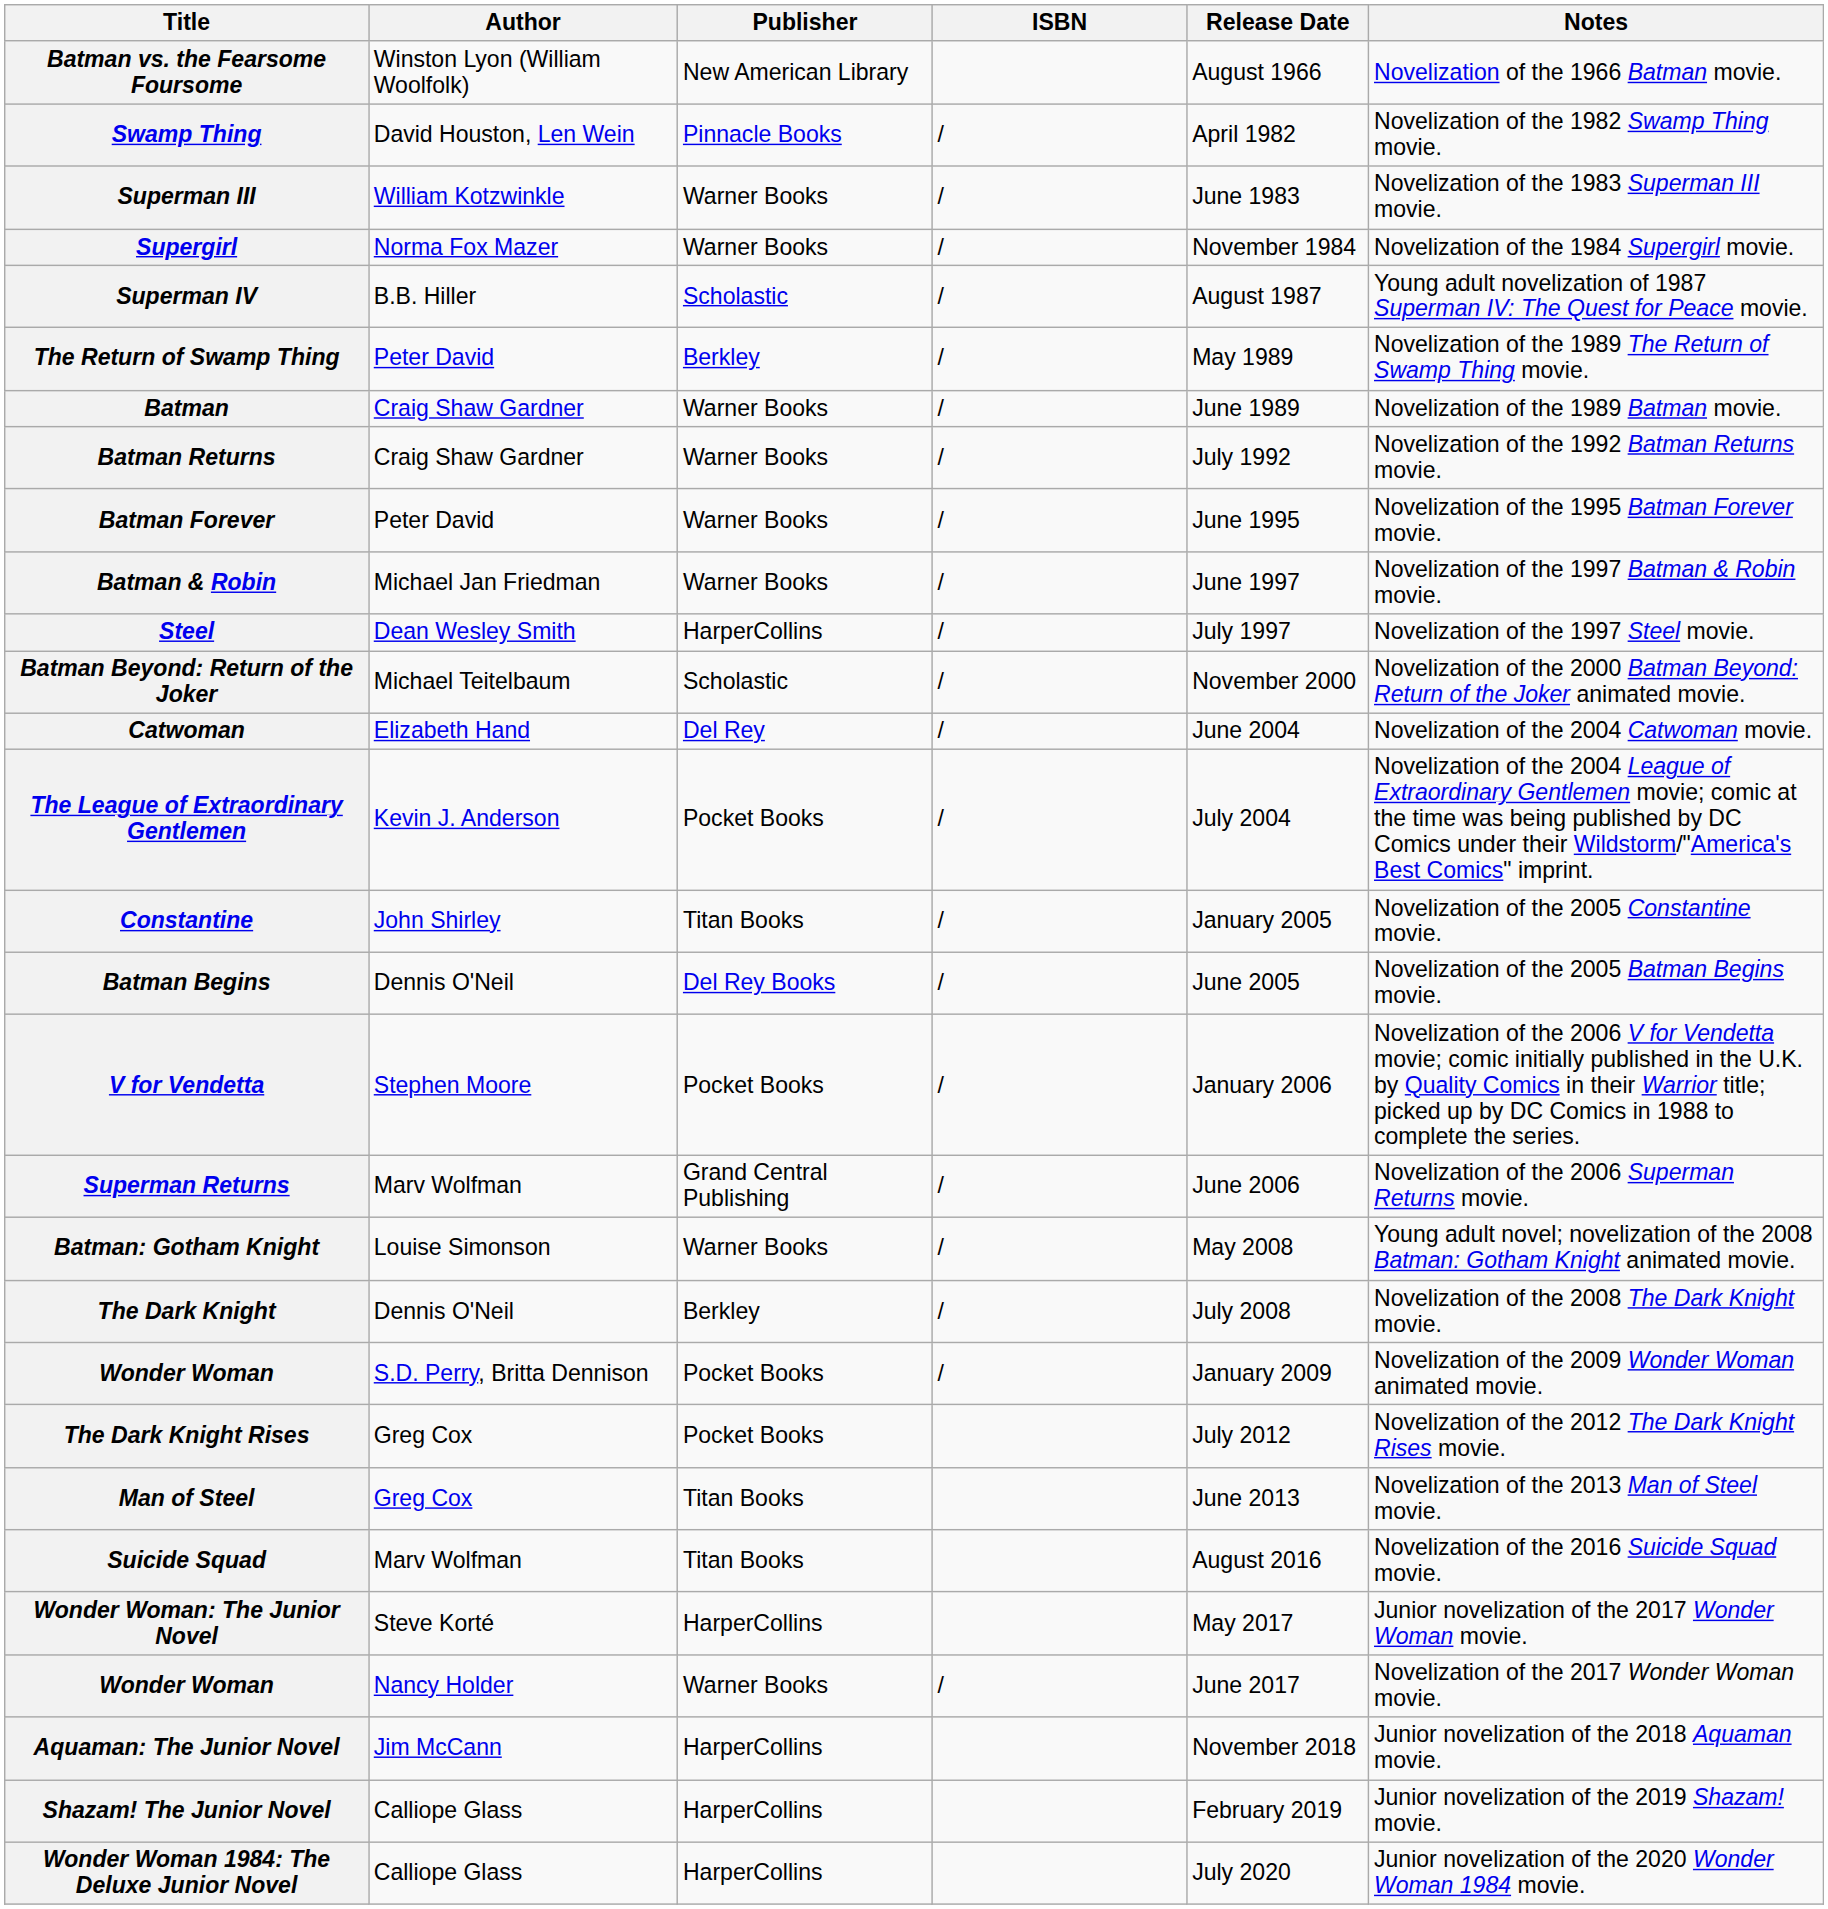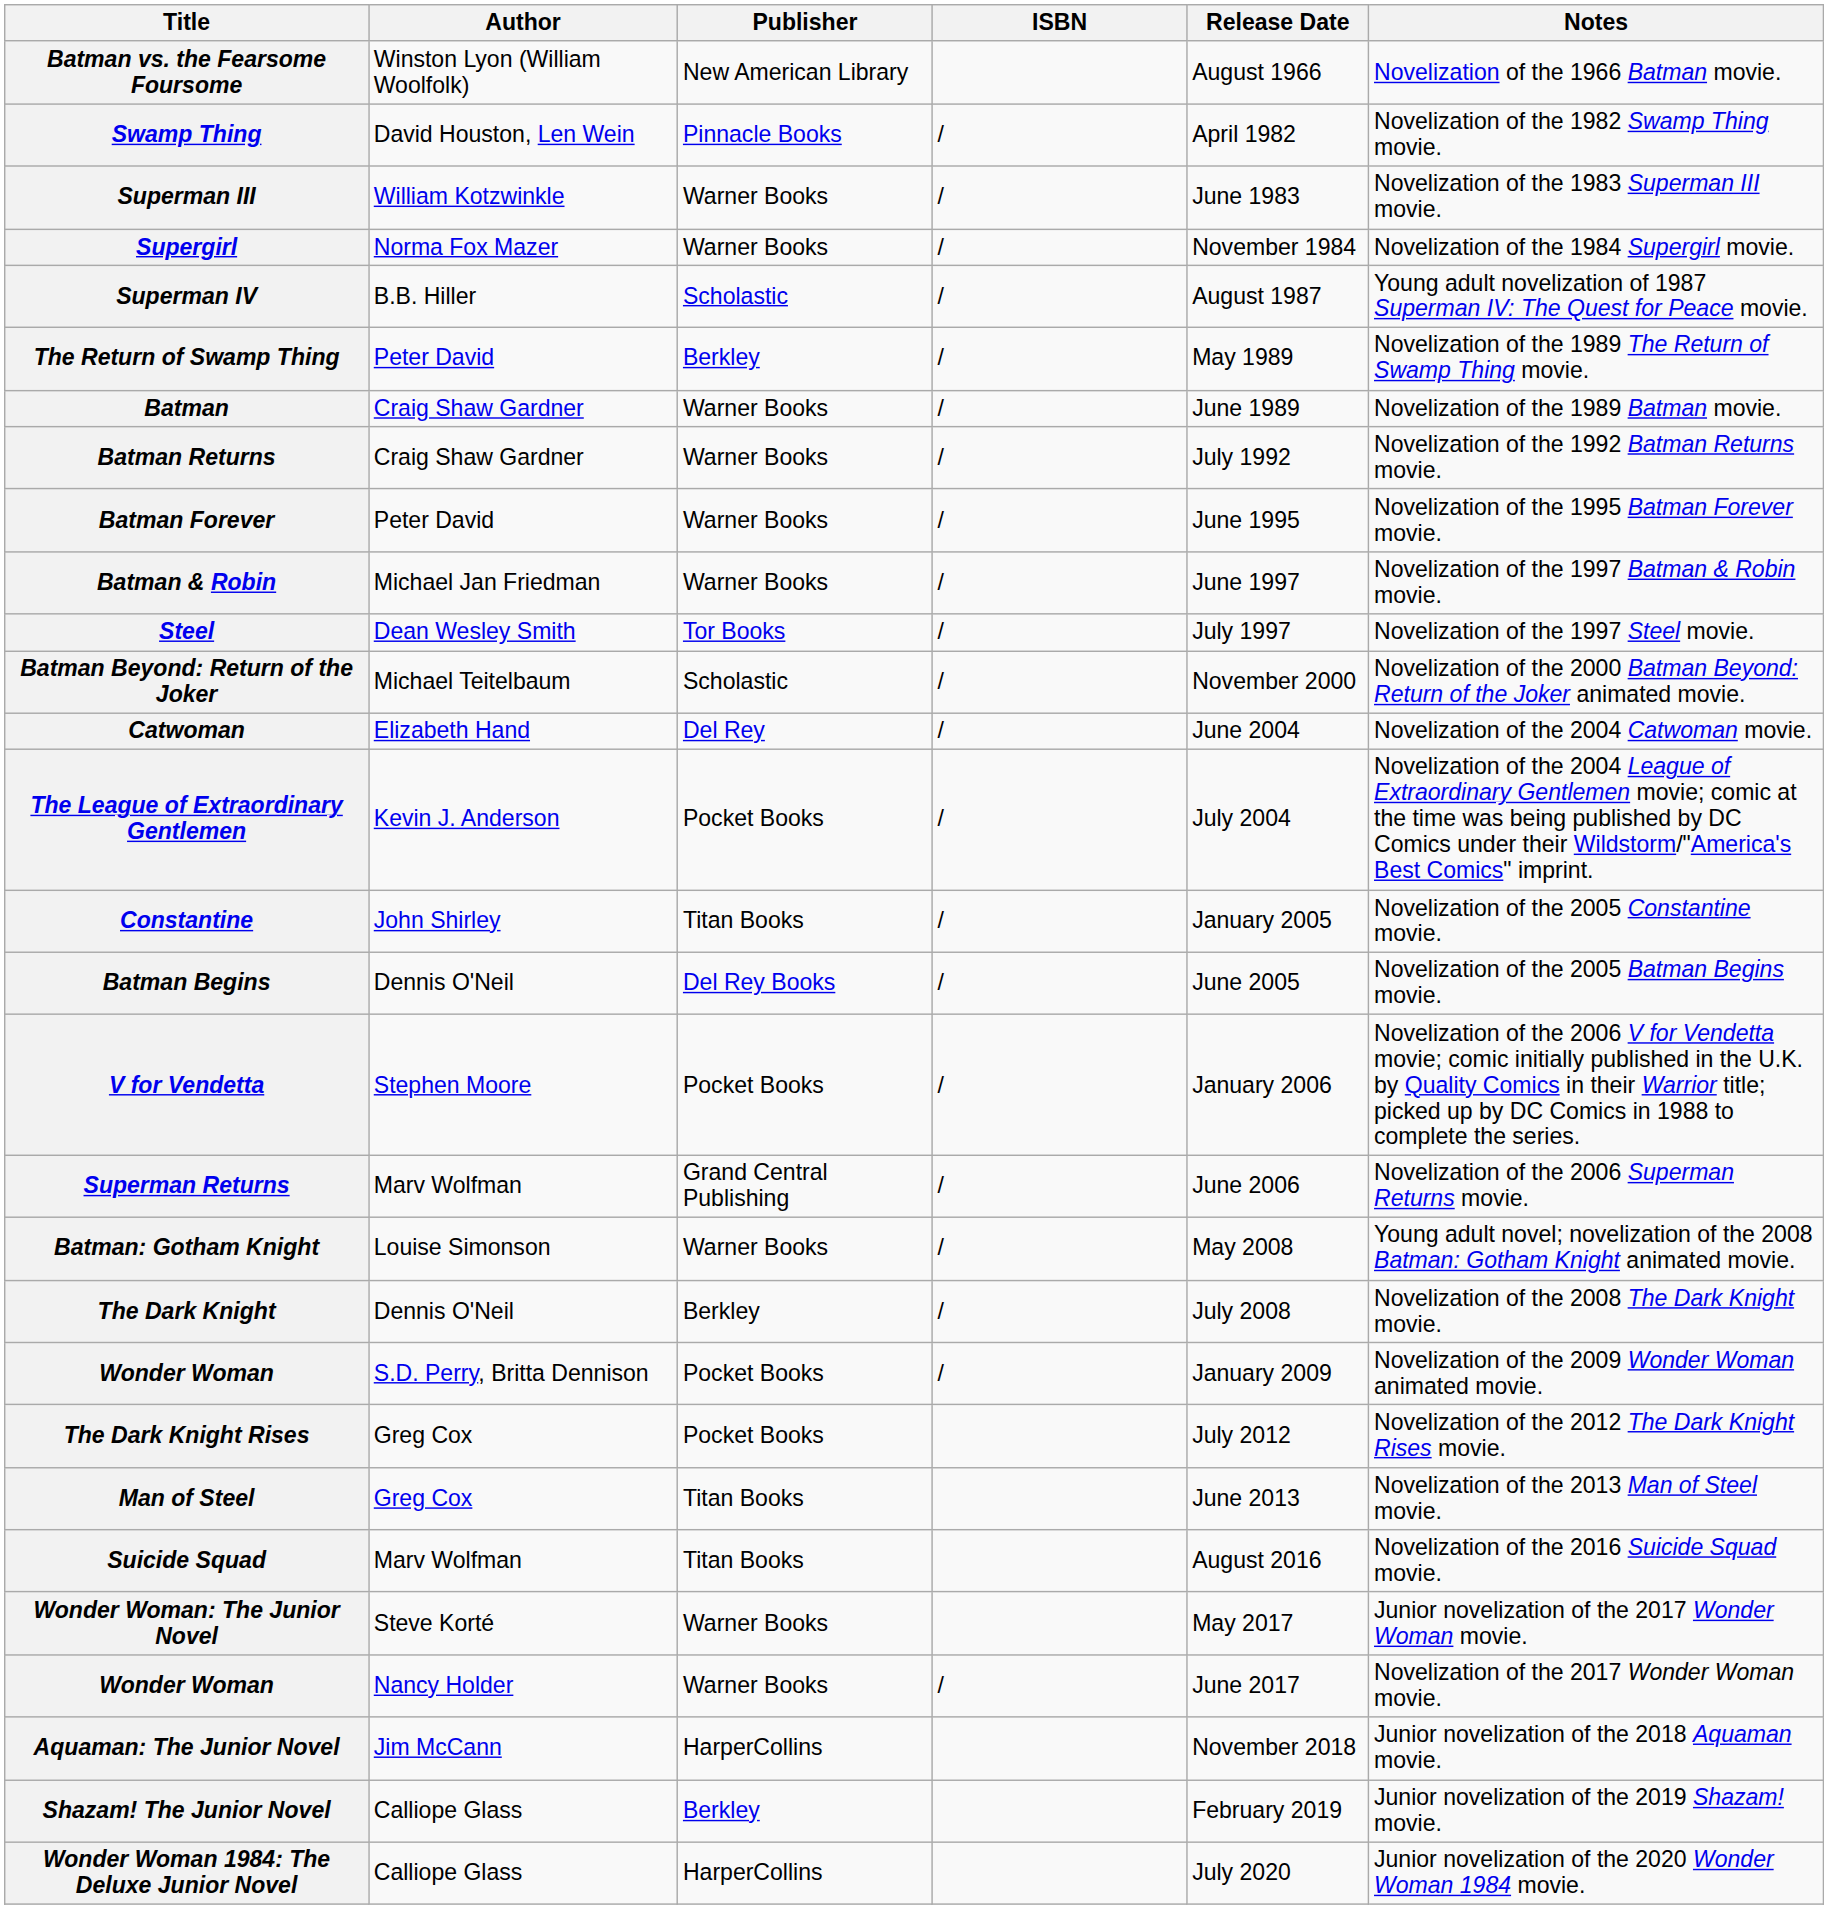(753, 632) HarperCollins -> (734, 632) Tor Books
(753, 1623) HarperCollins -> (756, 1623) Warner Books
(753, 1810) HarperCollins -> (721, 1810) Berkley
